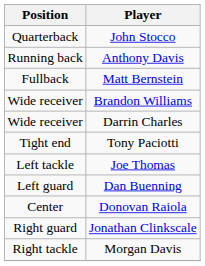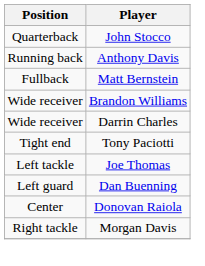- row: (143, 228)
